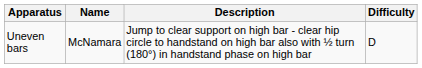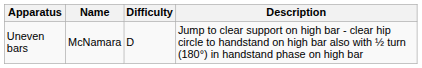columns swapped: (245, 13) <-> (391, 13)
